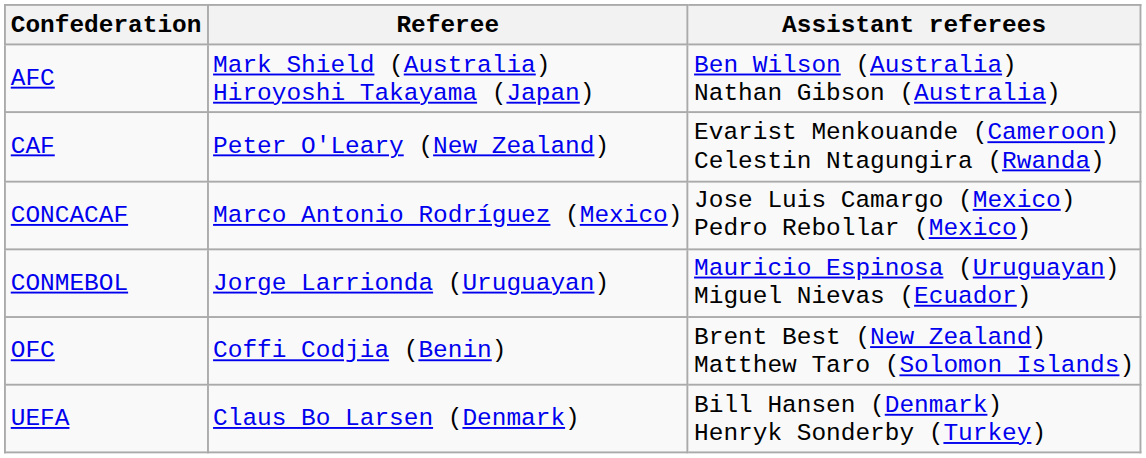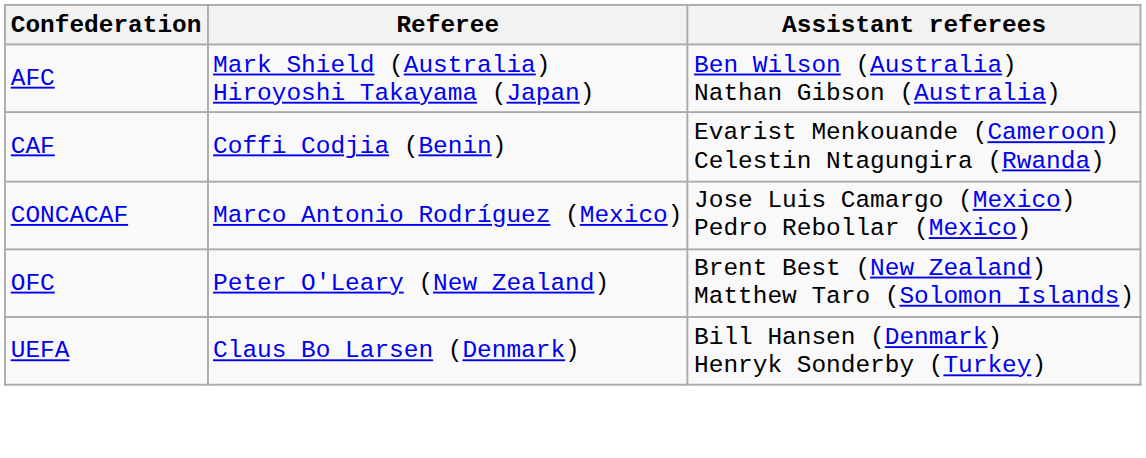(411, 147) Peter O'Leary (New Zealand) -> (360, 147) Coffi Codjia (Benin)
- row: (69, 283)
(360, 351) Coffi Codjia (Benin) -> (411, 283) Peter O'Leary (New Zealand)
